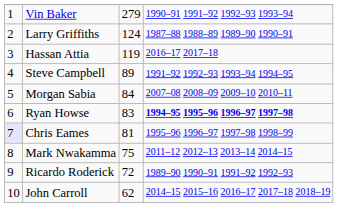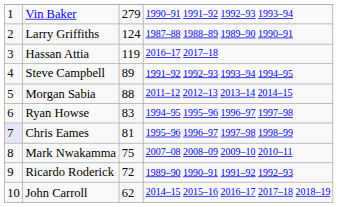(128, 93) 84 -> (128, 93) 88
(219, 93) 2007–08 2008–09 2009–10 2010–11 -> (219, 93) 2011–12 2012–13 2013–14 2014–15
(219, 113) bold -> (219, 113) normal
(219, 152) 2011–12 2012–13 2013–14 2014–15 -> (219, 152) 2007–08 2008–09 2009–10 2010–11
